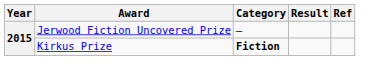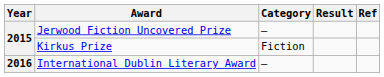(258, 47) bold -> (283, 47) normal
+ row: (146, 64)
